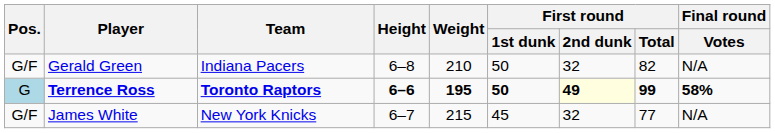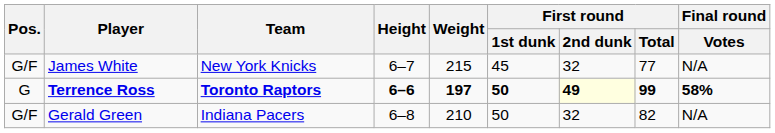rows swapped: (95, 66) <-> (93, 115)
(24, 90) lightblue background -> (24, 90) no background
(459, 90) 195 -> (459, 90) 197
